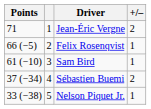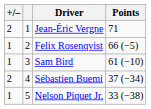columns swapped: (136, 12) <-> (24, 12)
